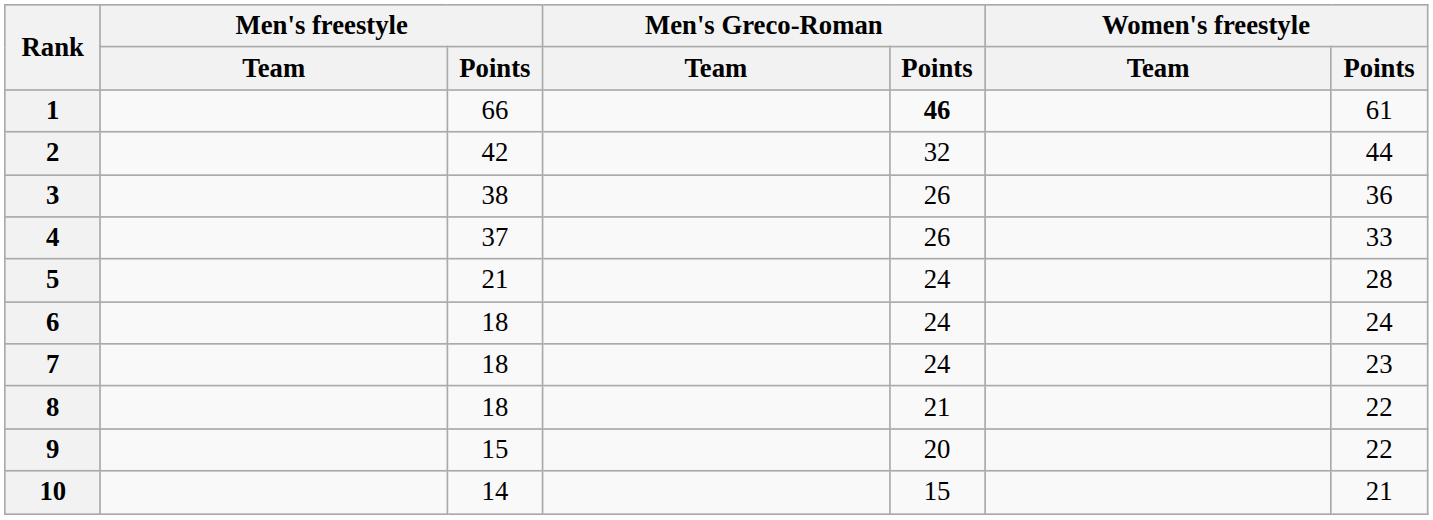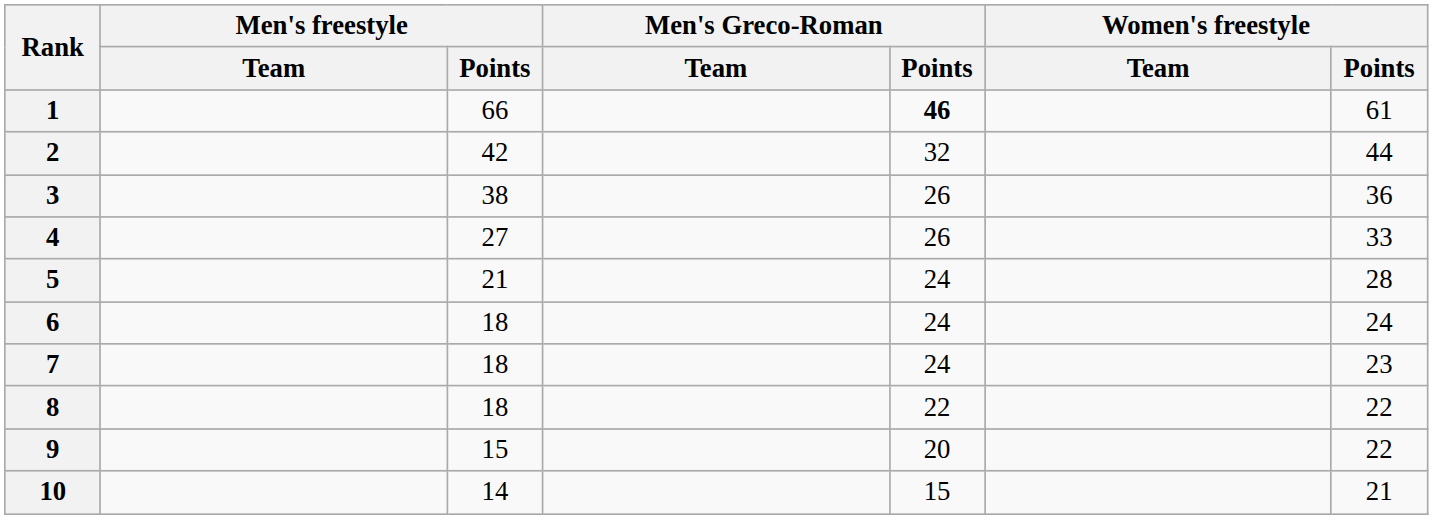(495, 237) 37 -> (495, 237) 27
(937, 407) 21 -> (937, 407) 22
